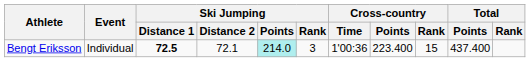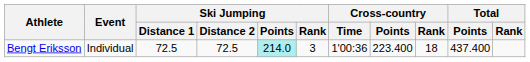(166, 49) bold -> (166, 49) normal
(227, 49) 72.1 -> (227, 49) 72.5
(431, 49) 15 -> (431, 49) 18
